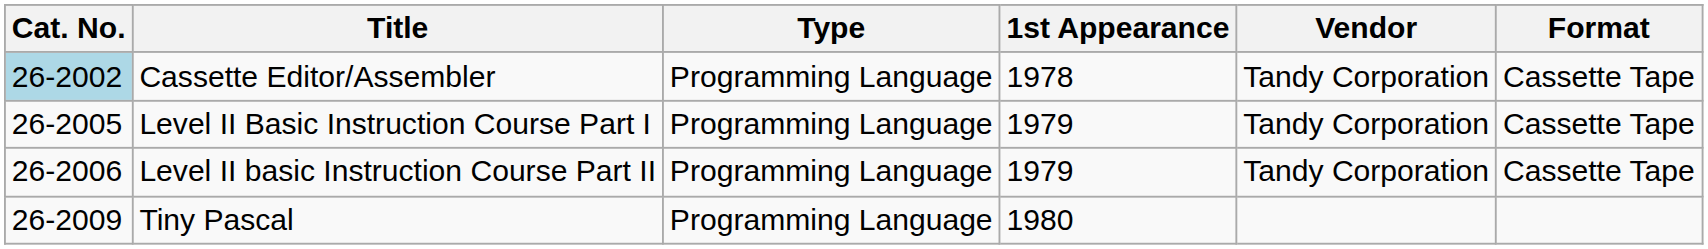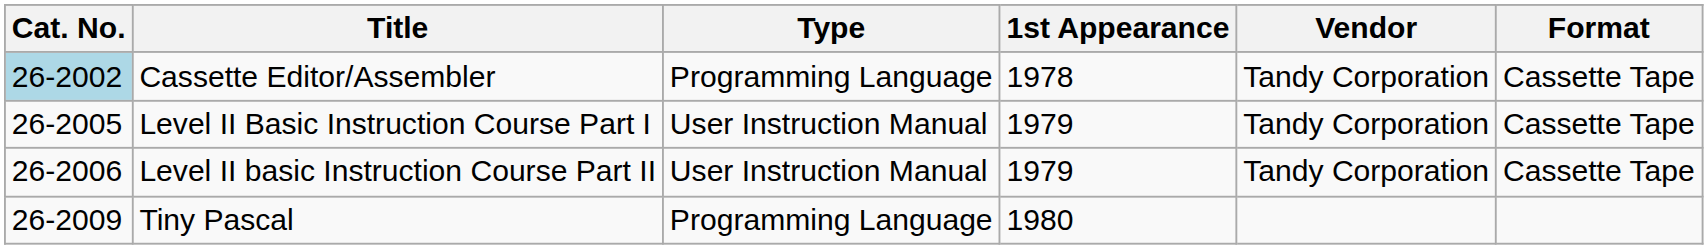(831, 123) Programming Language -> (829, 123) User Instruction Manual
(831, 171) Programming Language -> (829, 171) User Instruction Manual
